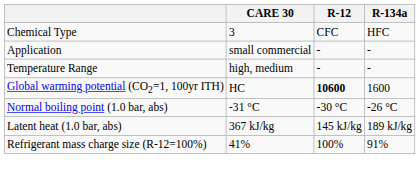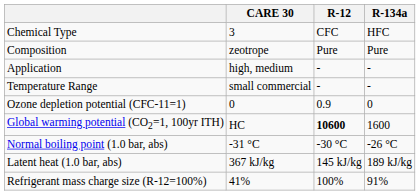+ row: (37, 50)
(270, 50) small commercial -> (261, 68) high, medium
(261, 68) high, medium -> (270, 86) small commercial
+ row: (96, 104)
